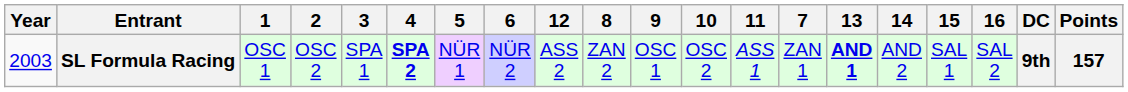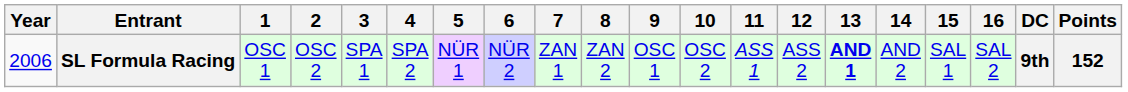columns swapped: (803, 19) <-> (559, 19)
(31, 60) 2003 -> (31, 60) 2006
(411, 60) bold -> (410, 60) normal
(1089, 60) 157 -> (1088, 60) 152
